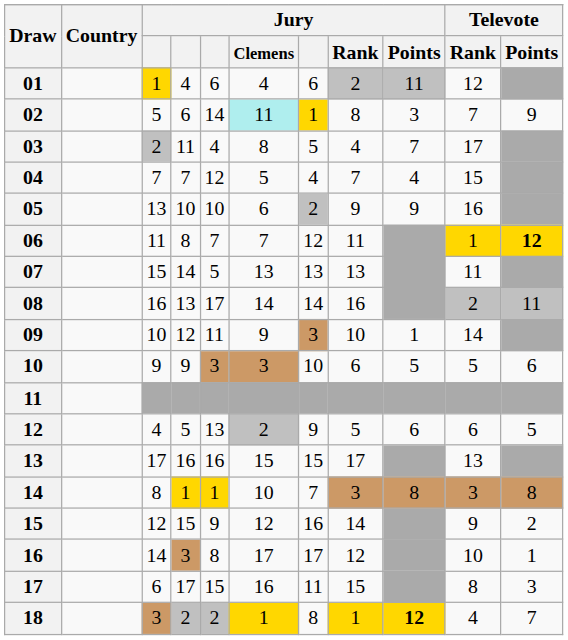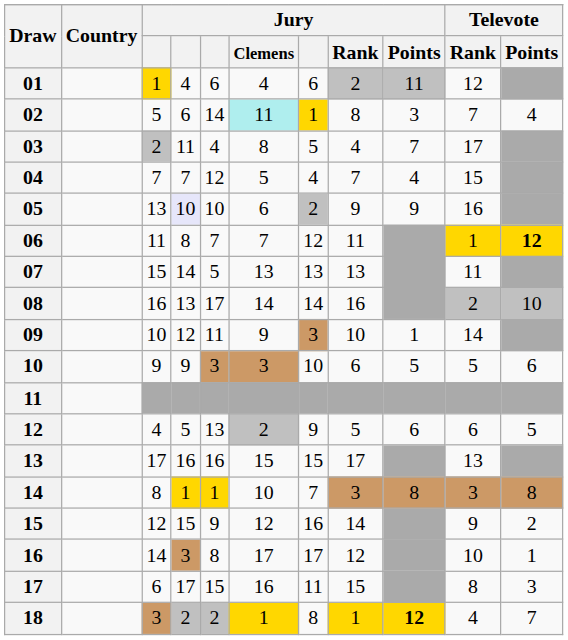(532, 114) 9 -> (532, 114) 4
(185, 209) no background -> (185, 209) lavender background
(532, 303) 11 -> (532, 303) 10
